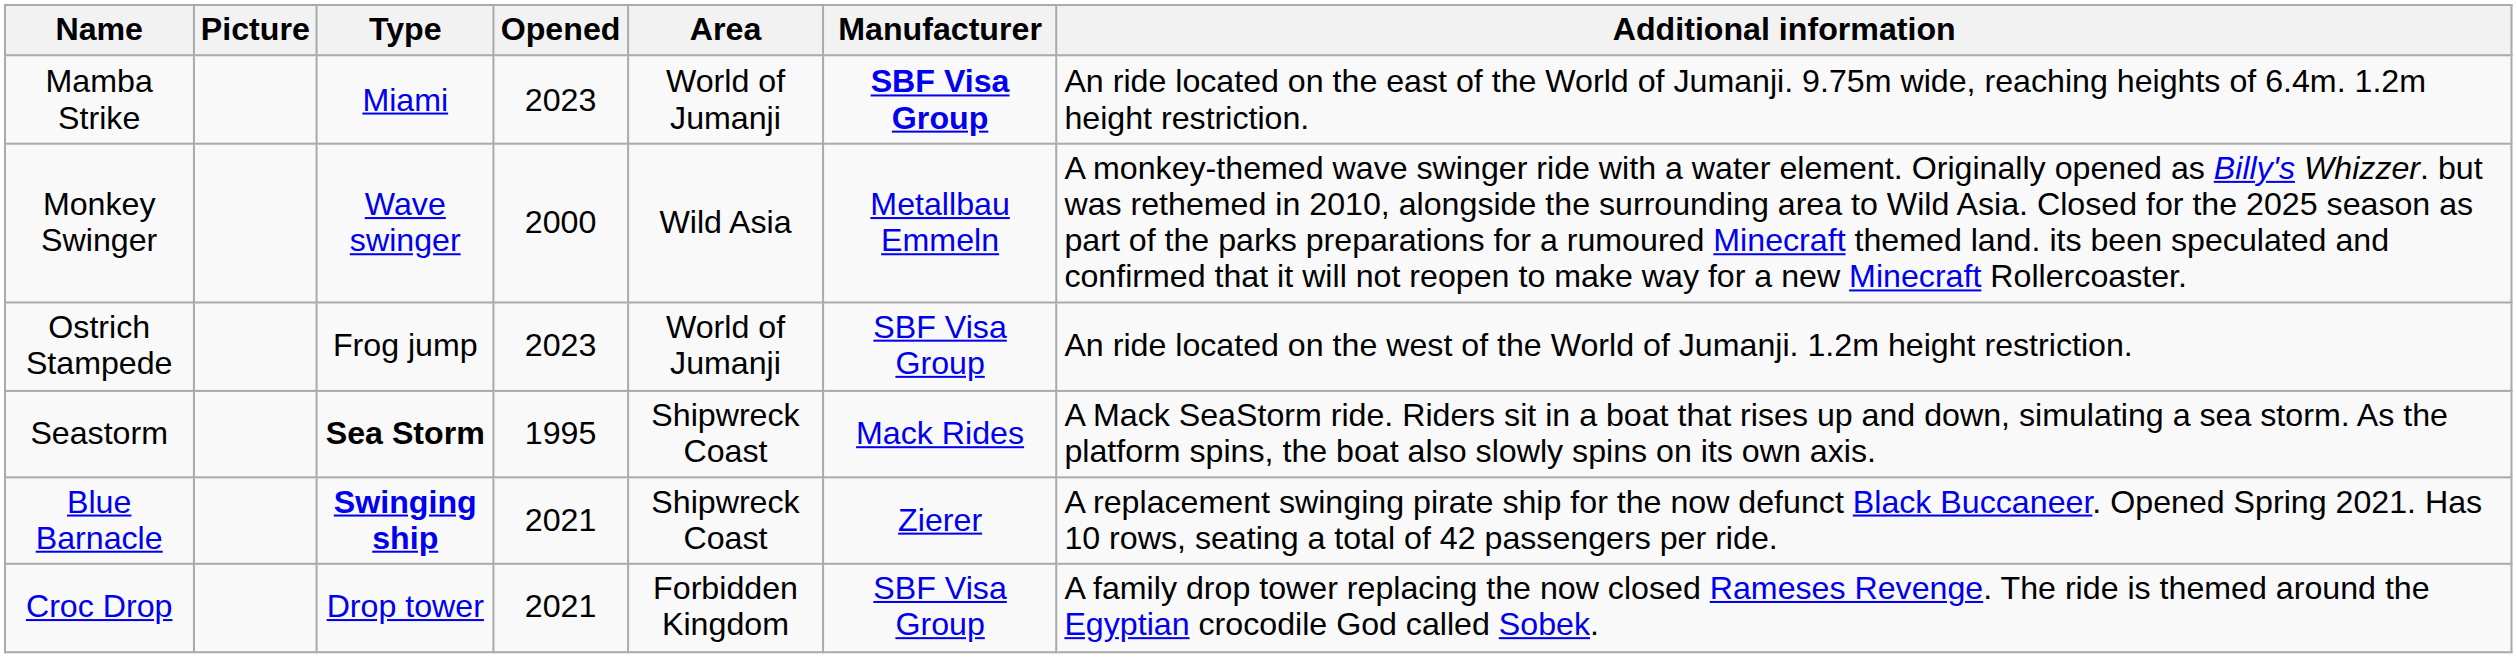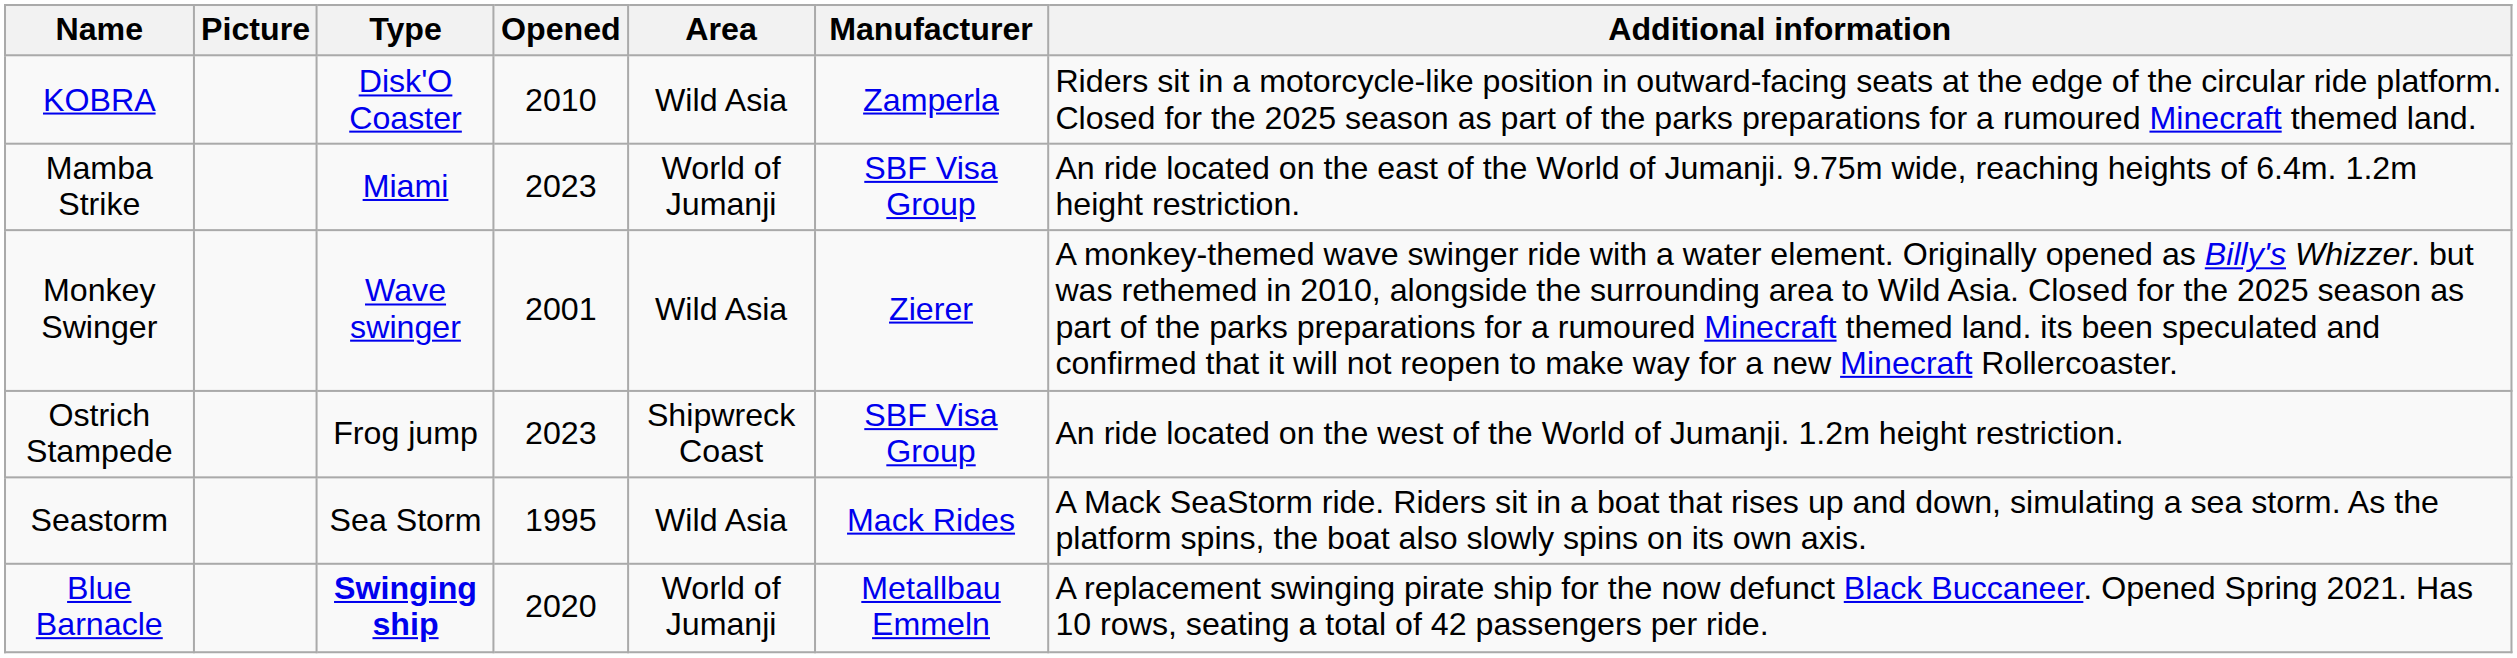+ row: (99, 99)
(940, 99) bold -> (931, 186) normal
(561, 222) 2000 -> (561, 309) 2001
(940, 222) Metallbau Emmeln -> (931, 309) Zierer
(725, 345) World of Jumanji -> (721, 433) Shipwreck Coast
(405, 433) bold -> (406, 520) normal
(725, 433) Shipwreck Coast -> (721, 520) Wild Asia
(561, 520) 2021 -> (561, 607) 2020
(725, 520) Shipwreck Coast -> (721, 607) World of Jumanji
(940, 520) Zierer -> (931, 607) Metallbau Emmeln
- row: (99, 607)
